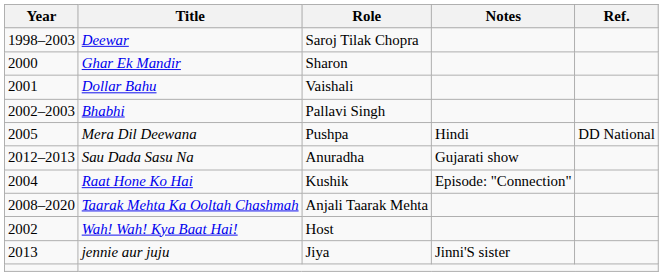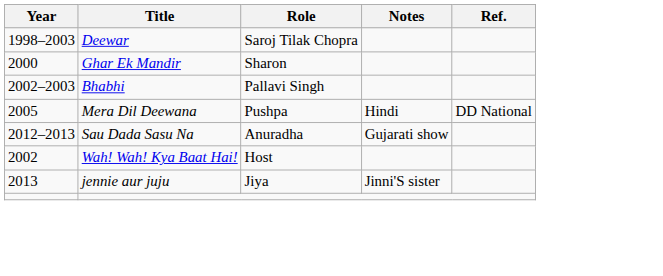- row: (119, 87)
- row: (137, 181)
- row: (190, 205)
